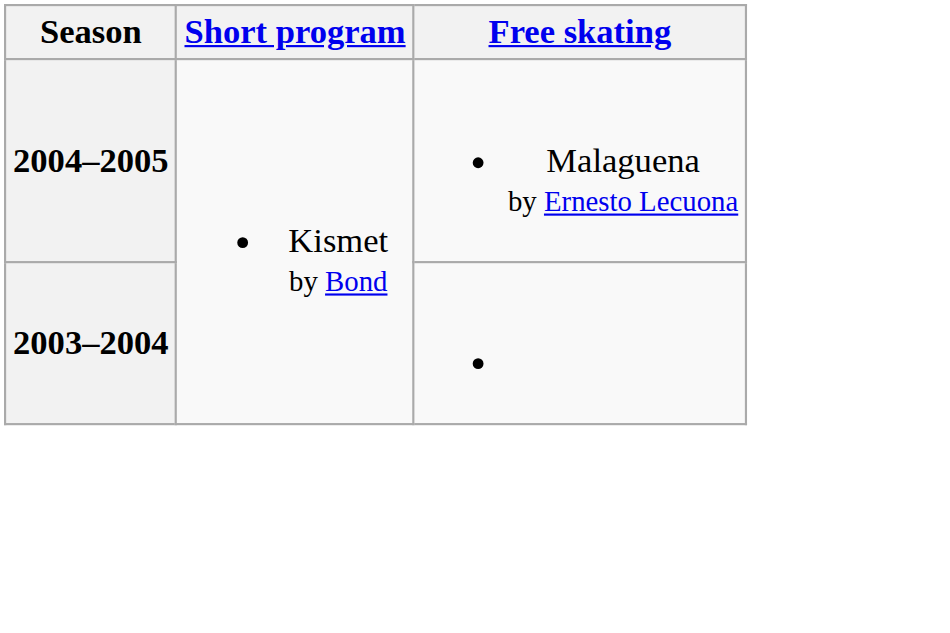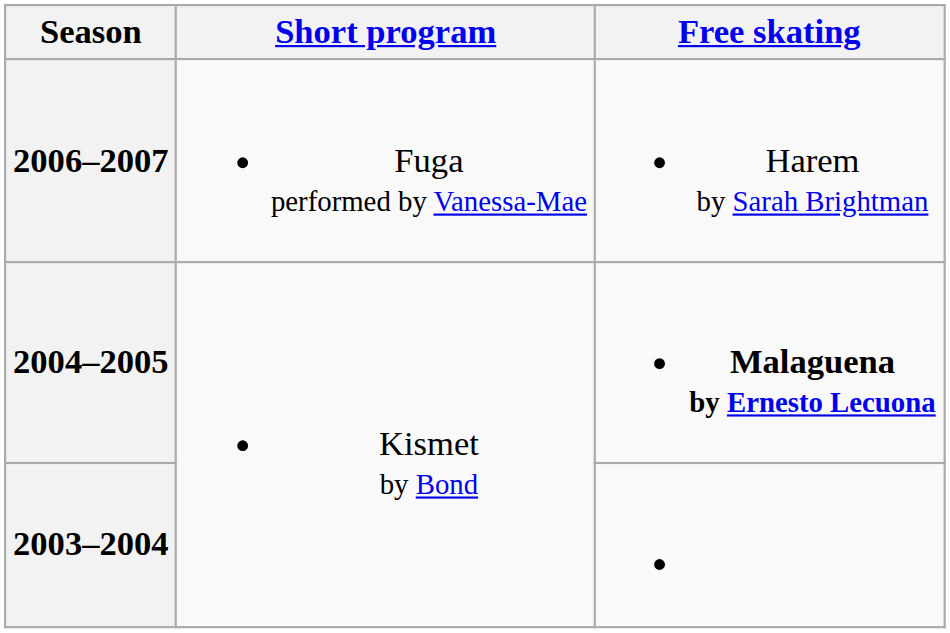+ row: (91, 160)
(580, 180) normal -> (769, 382) bold
